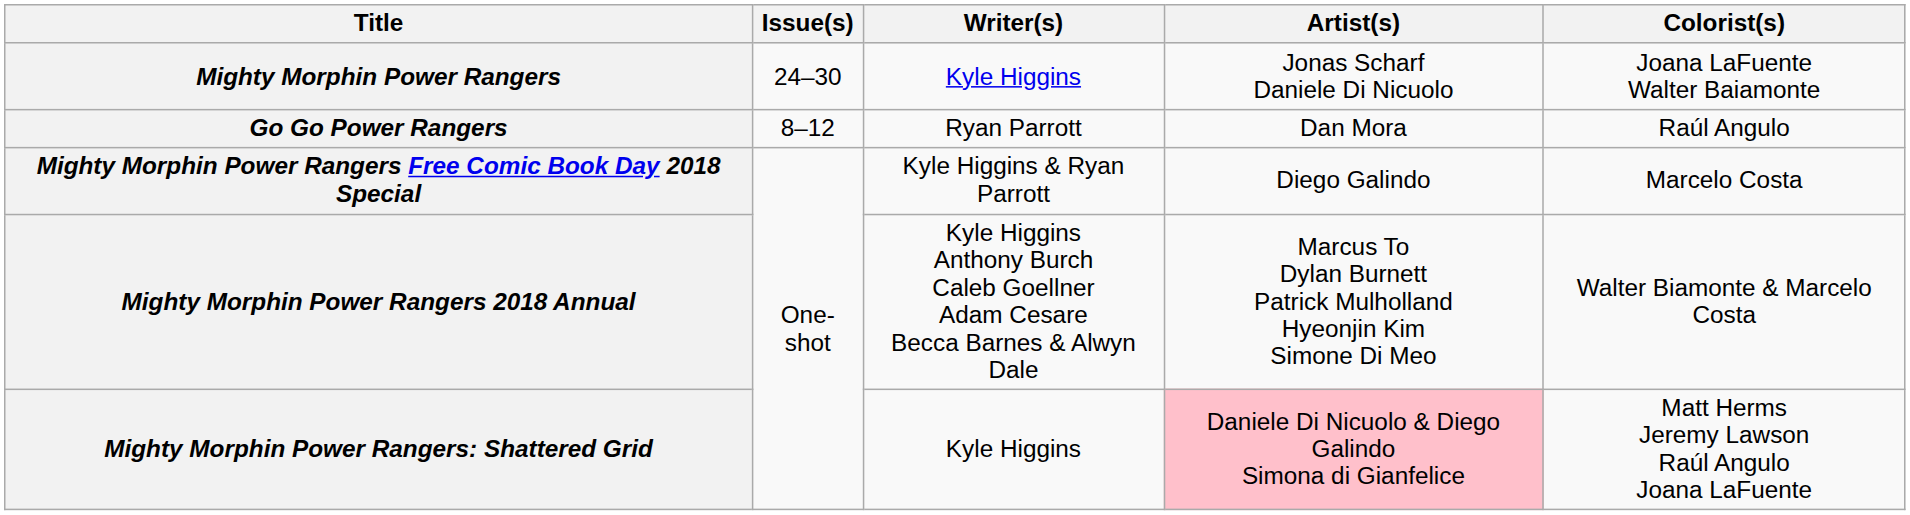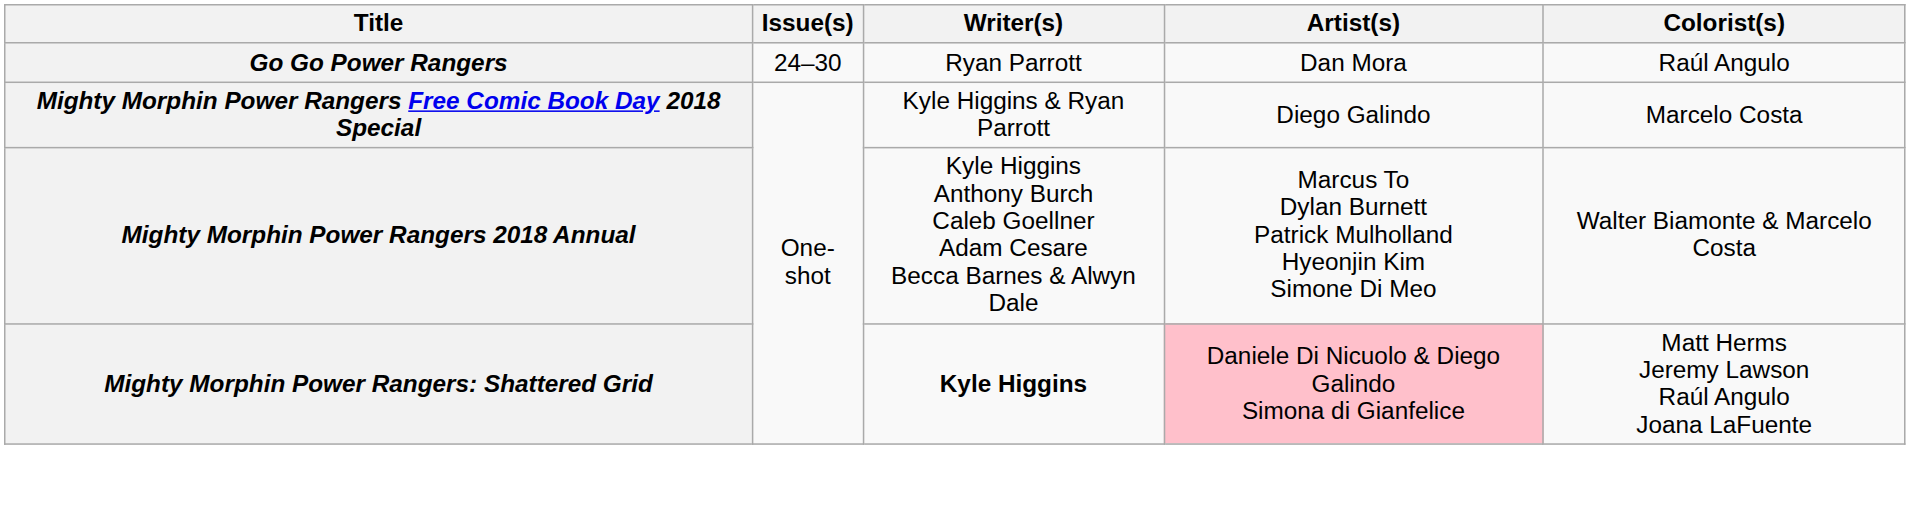- row: (379, 76)
(808, 128) 8–12 -> (808, 62) 24–30
(1013, 449) normal -> (1013, 383) bold
